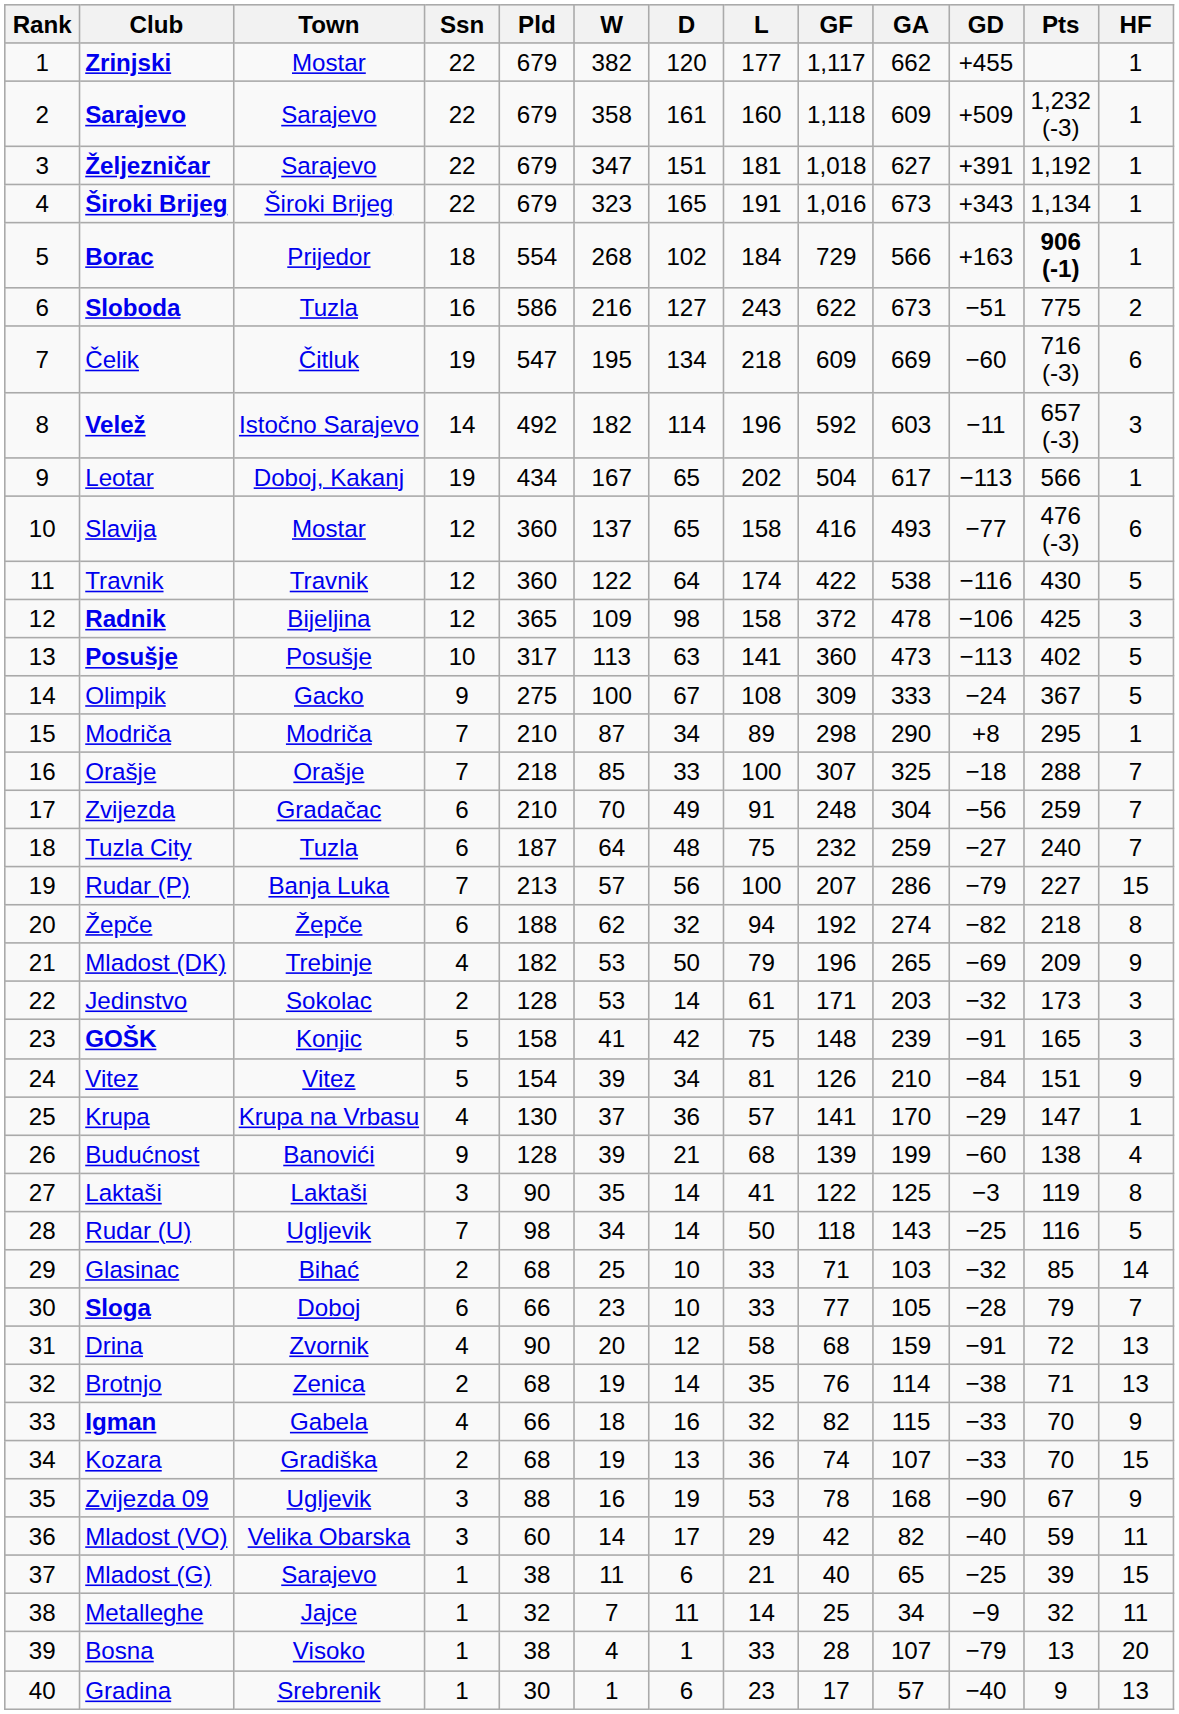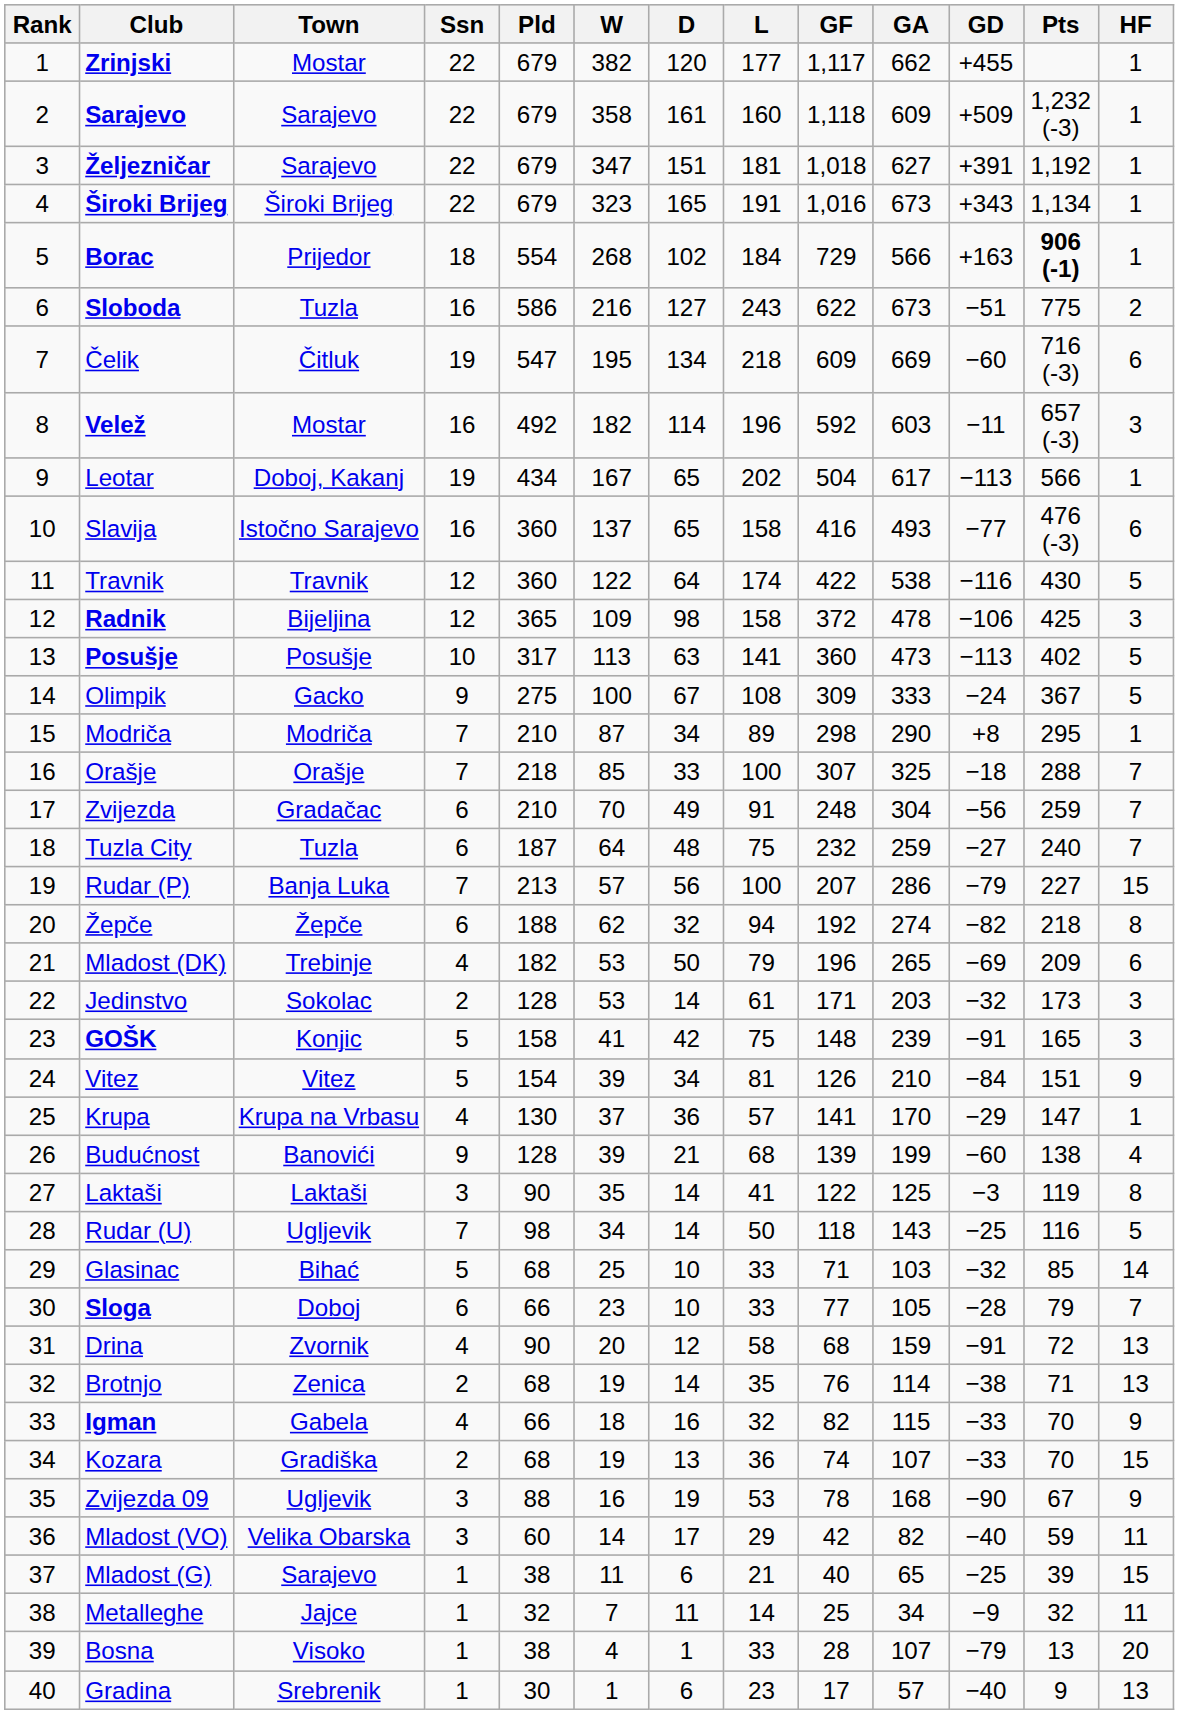(329, 425) Istočno Sarajevo -> (329, 425) Mostar
(462, 425) 14 -> (462, 425) 16
(329, 528) Mostar -> (329, 528) Istočno Sarajevo
(462, 528) 12 -> (462, 528) 16
(1136, 963) 9 -> (1136, 963) 6
(462, 1269) 2 -> (462, 1269) 5
